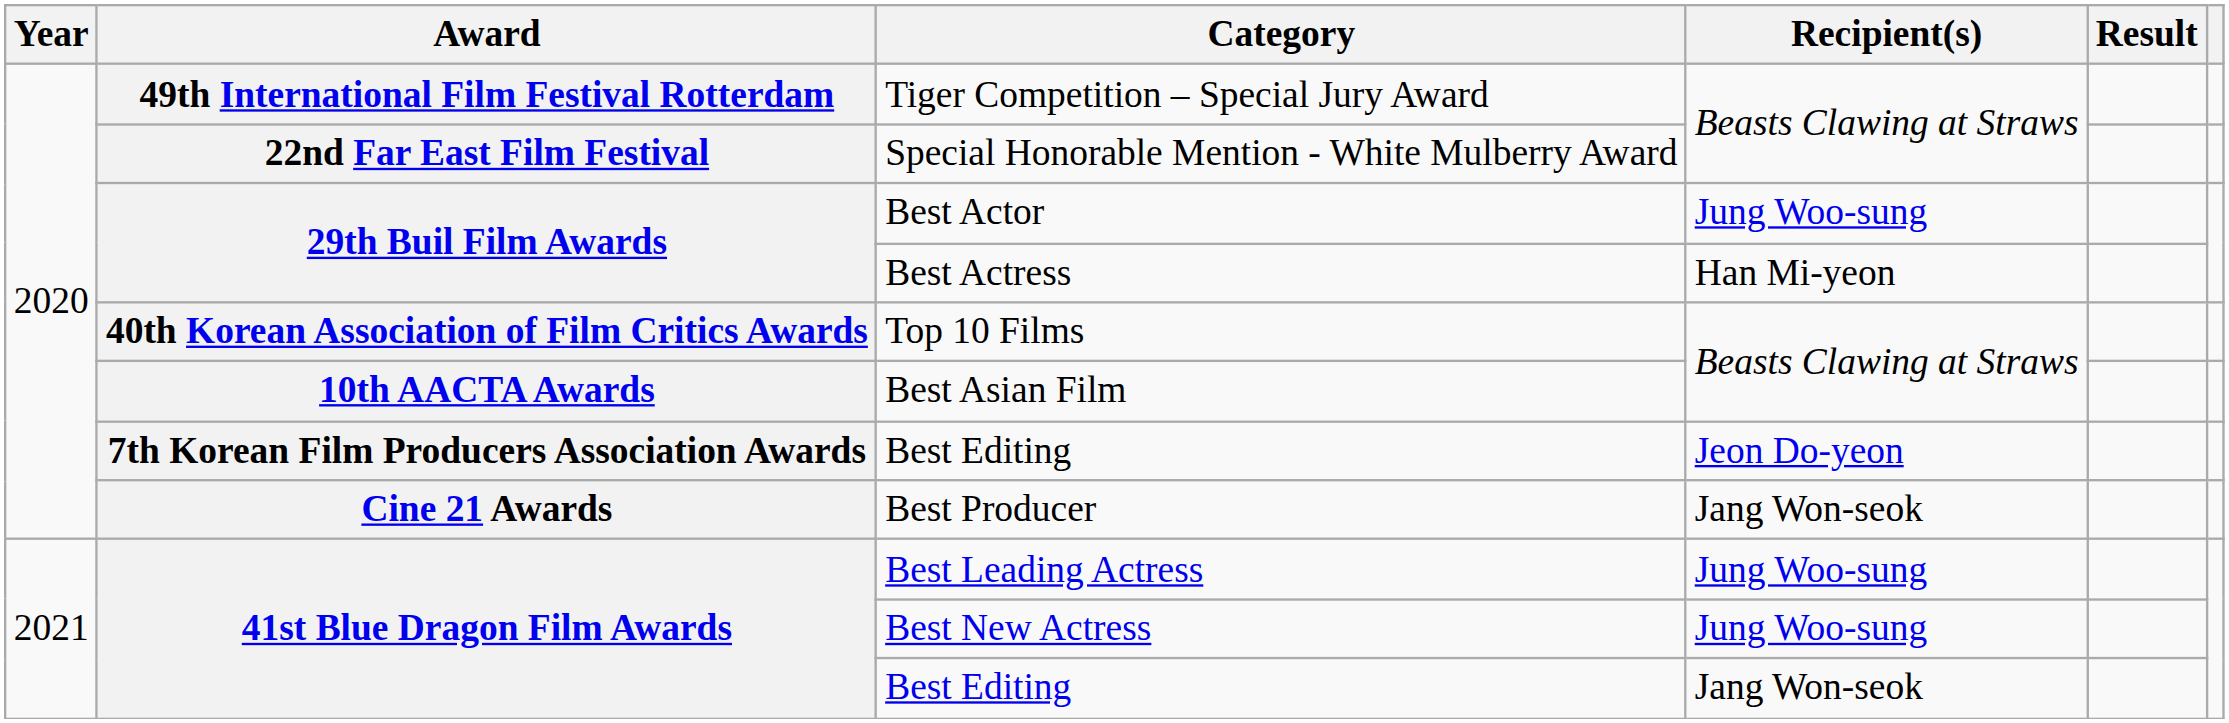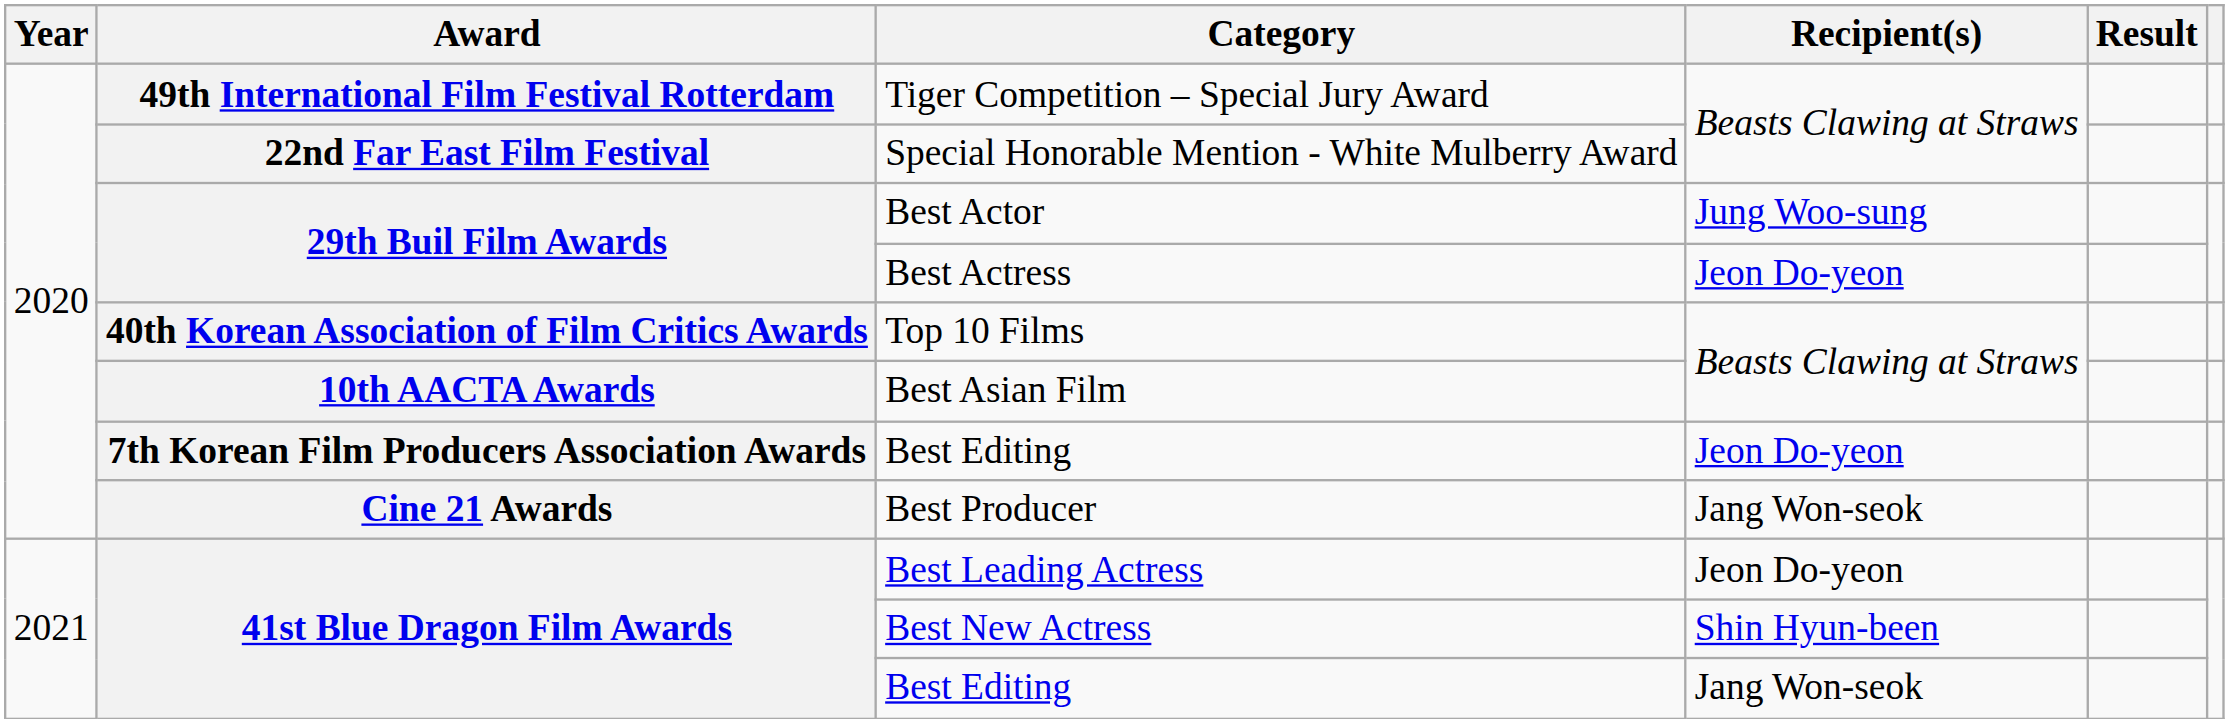(1795, 271) Han Mi-yeon -> (1799, 271) Jeon Do-yeon
(1811, 568) Jung Woo-sung -> (1799, 568) Jeon Do-yeon
(1811, 627) Jung Woo-sung -> (1817, 627) Shin Hyun-been
